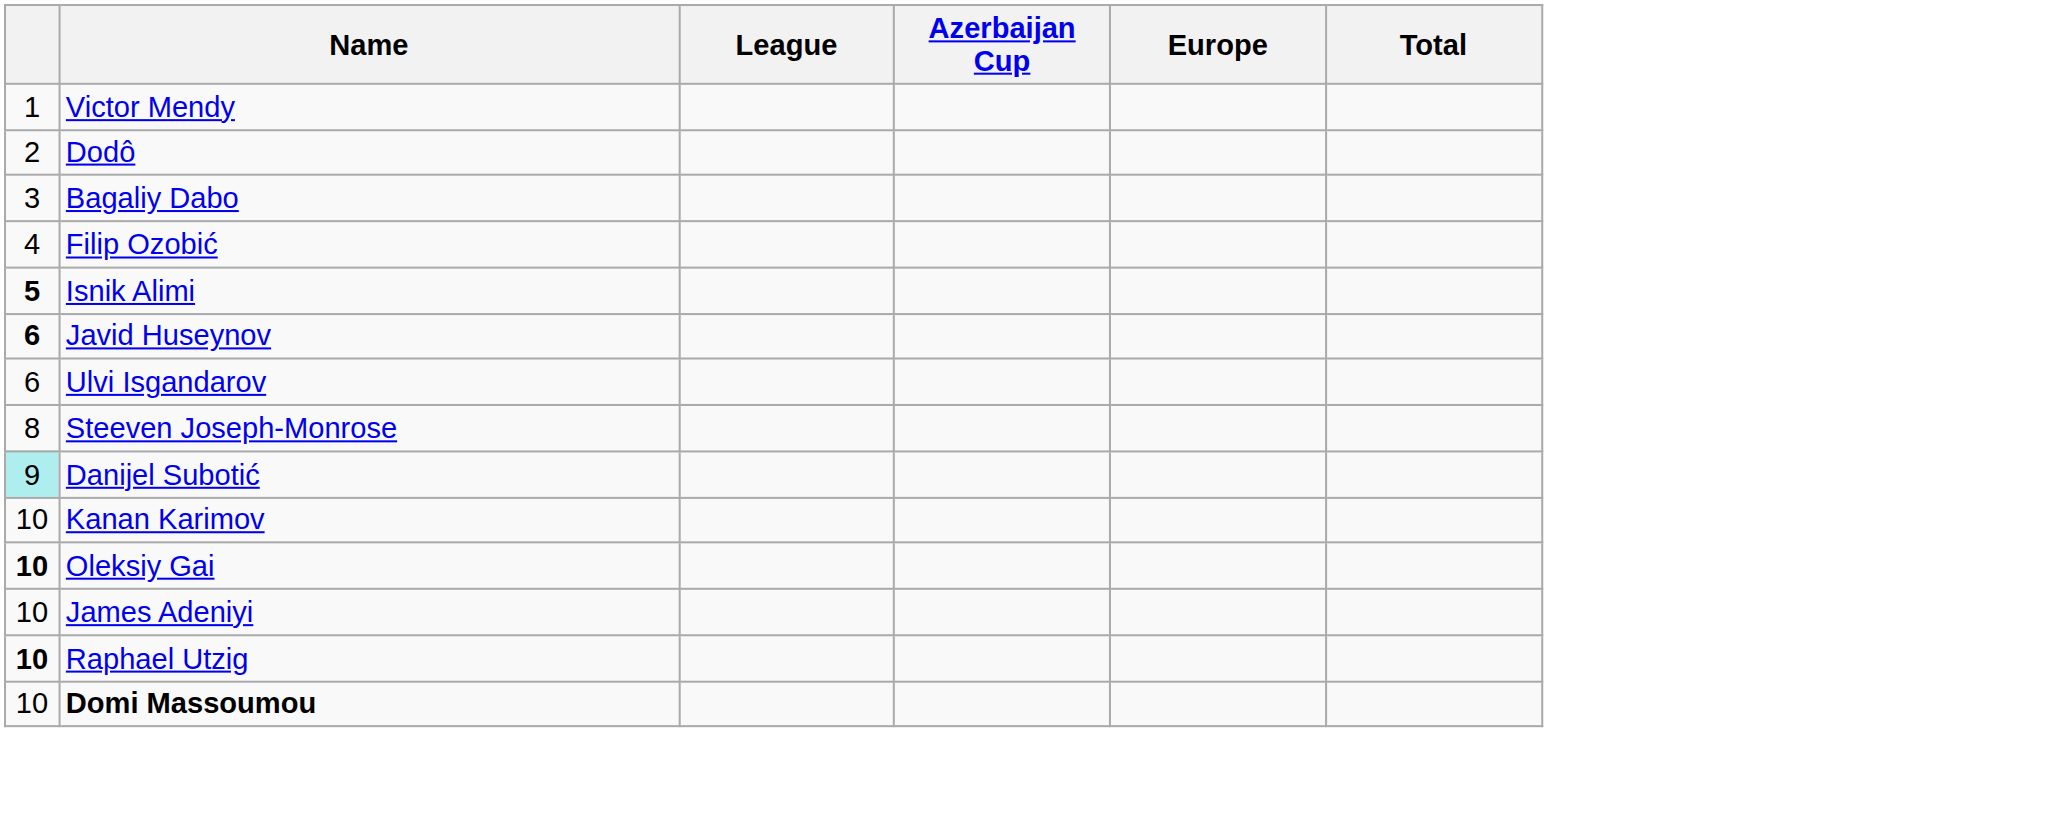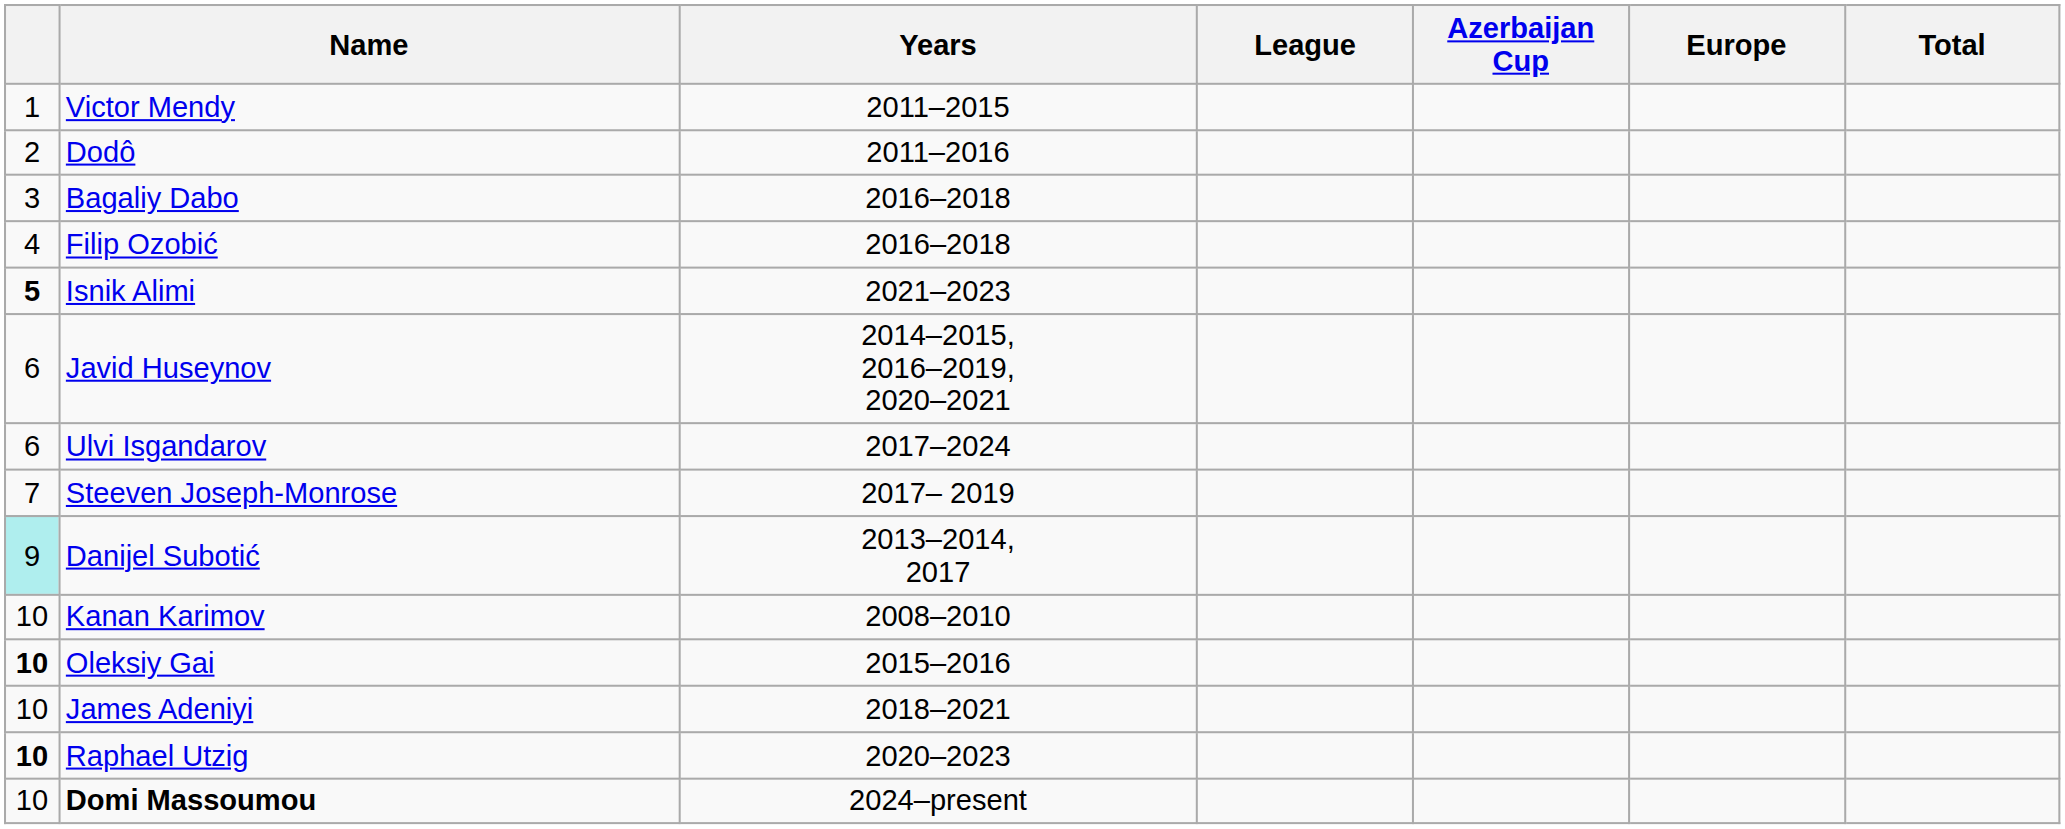+ column: (938, 45)
(32, 336) bold -> (32, 369) normal
(32, 428) 8 -> (32, 493) 7
